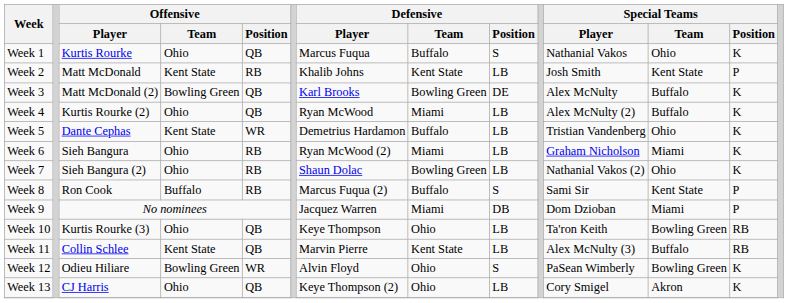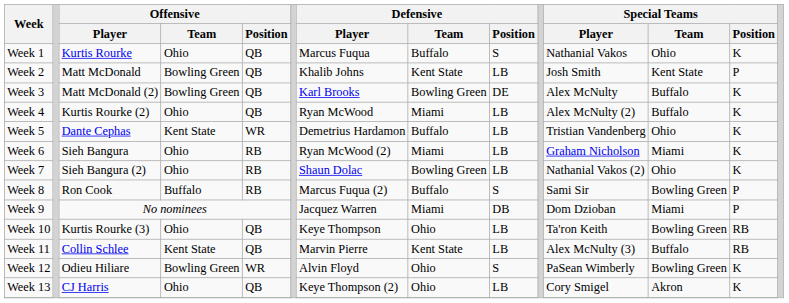(190, 72) Kent State -> (202, 72) Bowling Green
(253, 72) RB -> (254, 72) QB
(677, 190) Kent State -> (689, 190) Bowling Green
